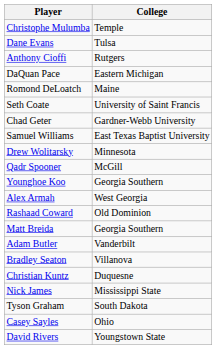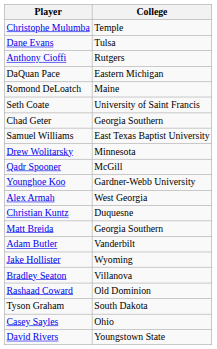(145, 120) Gardner-Webb University -> (129, 120) Georgia Southern
(129, 182) Georgia Southern -> (145, 182) Gardner-Webb University
rows swapped: (40, 213) <-> (38, 275)
+ row: (34, 259)
- row: (29, 290)
